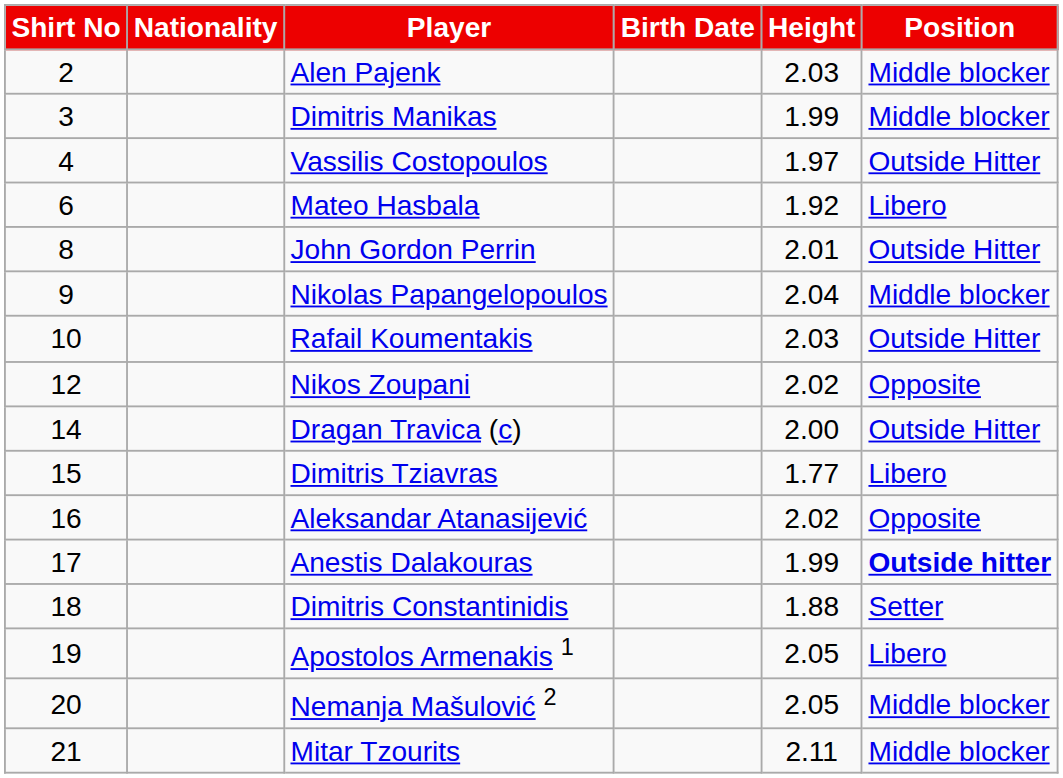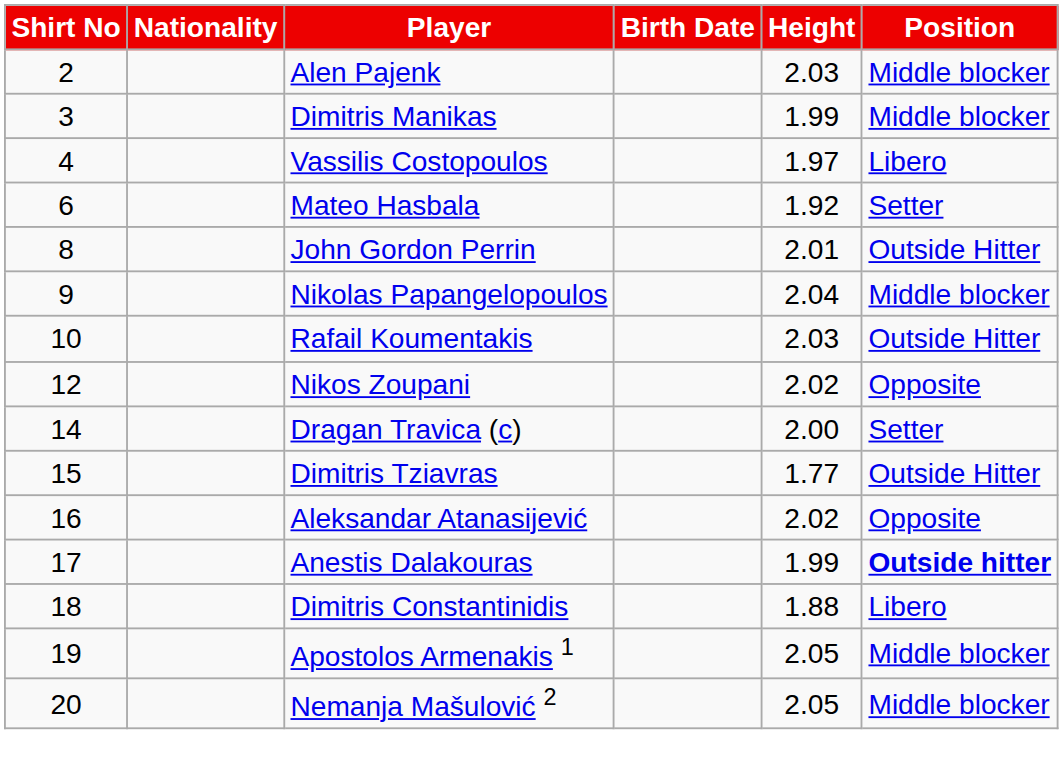(954, 161) Οutside Hitter -> (908, 161) Libero
(908, 205) Libero -> (906, 205) Setter
(954, 428) Οutside Hitter -> (906, 428) Setter
(908, 473) Libero -> (954, 473) Οutside Hitter
(906, 606) Setter -> (908, 606) Libero
(908, 653) Libero -> (959, 653) Middle blocker
- row: (375, 751)
